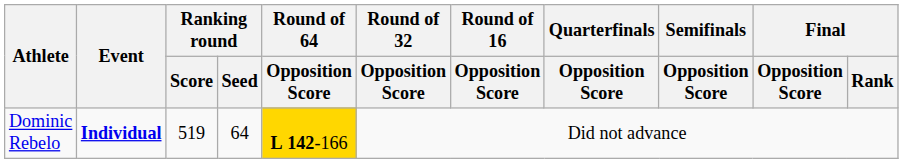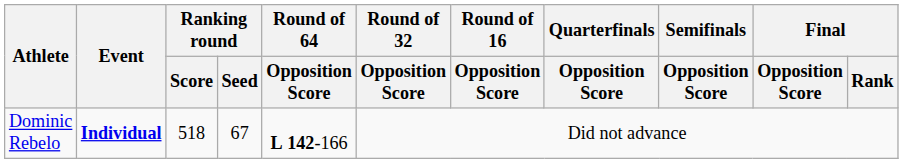(191, 133) 519 -> (191, 133) 518
(240, 133) 64 -> (240, 133) 67
(309, 143) gold background -> (309, 143) no background
